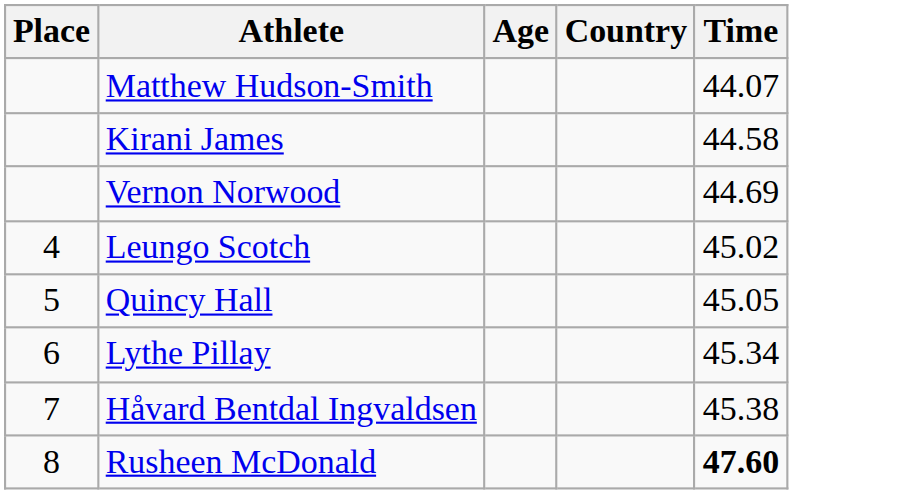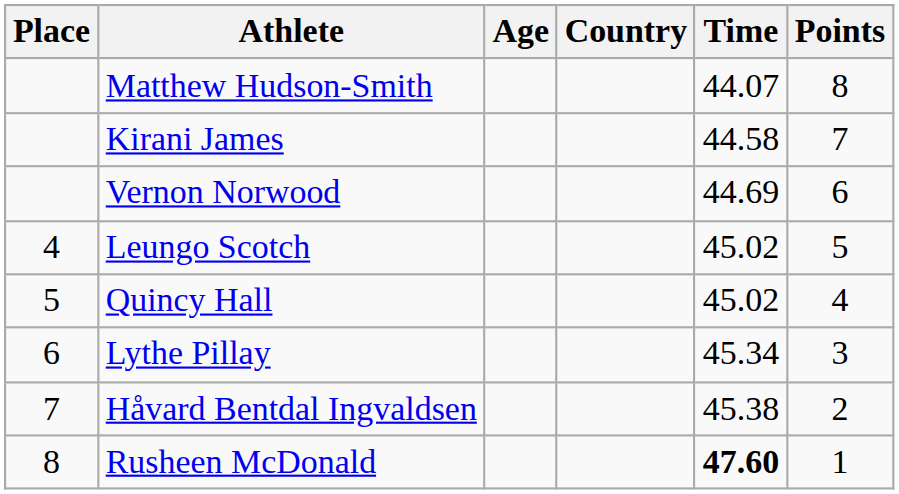+ column: (840, 31)
(741, 300) 45.05 -> (741, 300) 45.02
